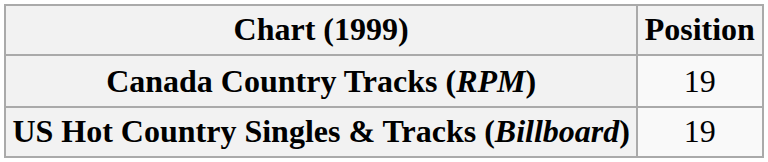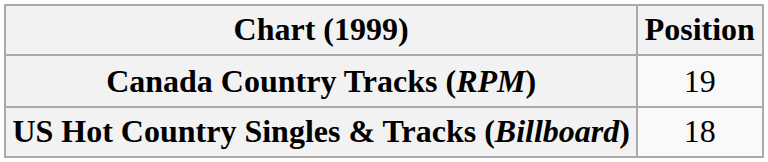(700, 131) 19 -> (700, 131) 18
